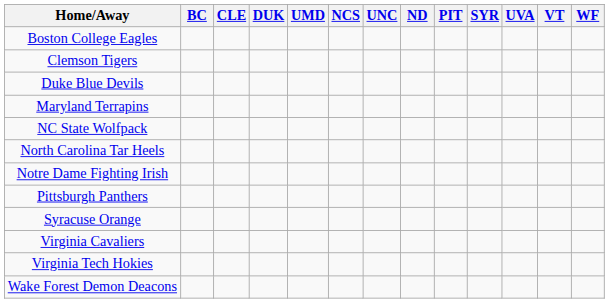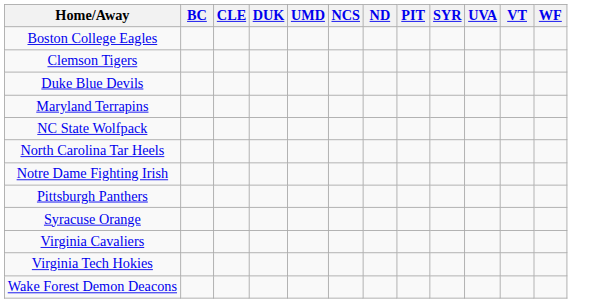- column: (382, 15)
